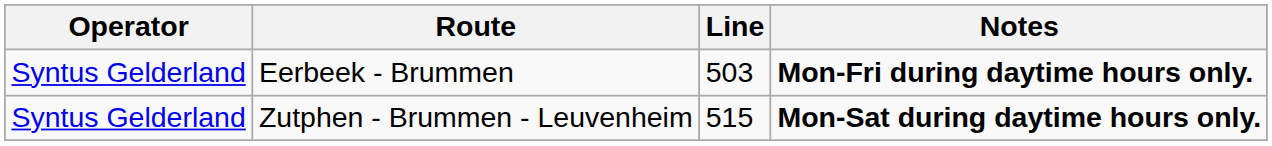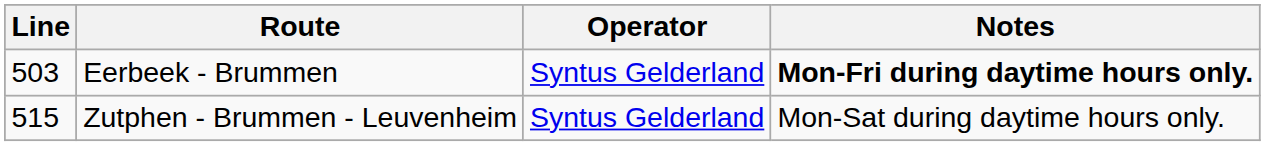columns swapped: (735, 27) <-> (129, 27)
(1019, 117) bold -> (1001, 117) normal
